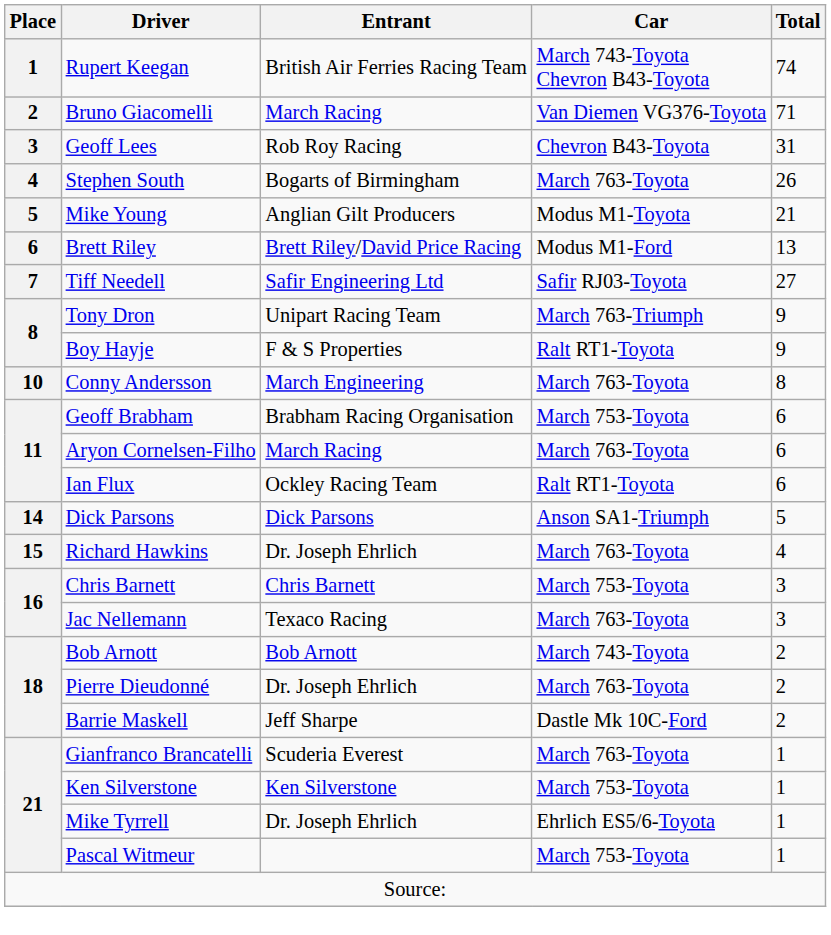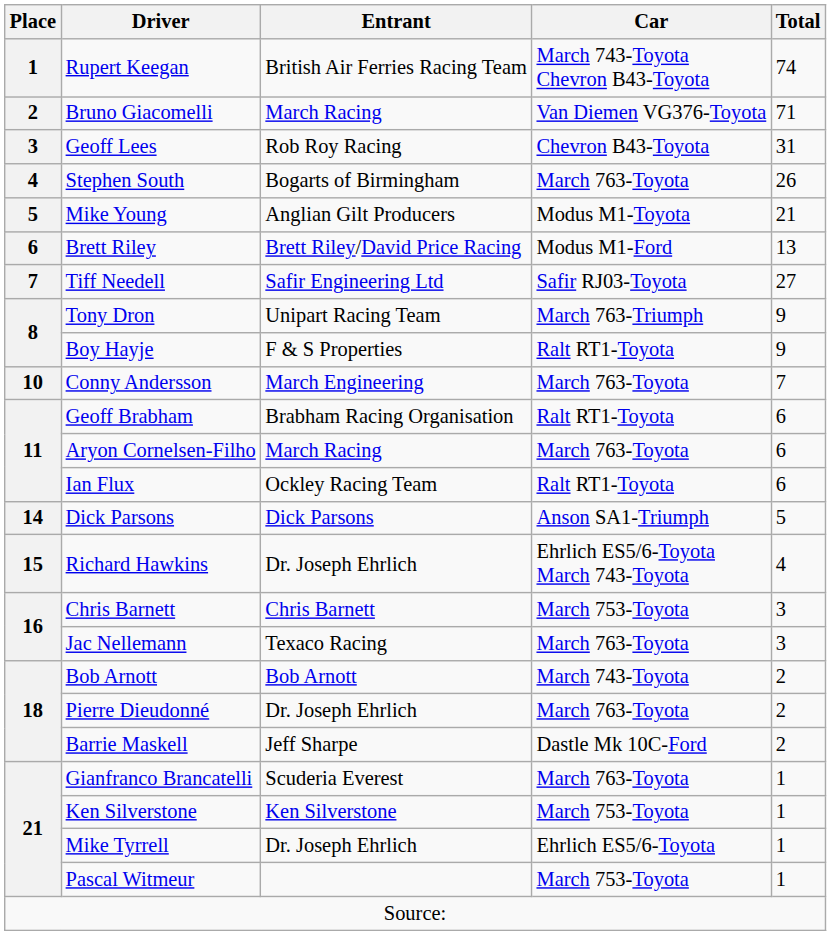(781, 383) 8 -> (781, 383) 7
(613, 416) March 753-Toyota -> (605, 416) Ralt RT1-Toyota
(613, 551) March 763-Toyota -> (626, 563) Ehrlich ES5/6-Toyota March 743-Toyota
